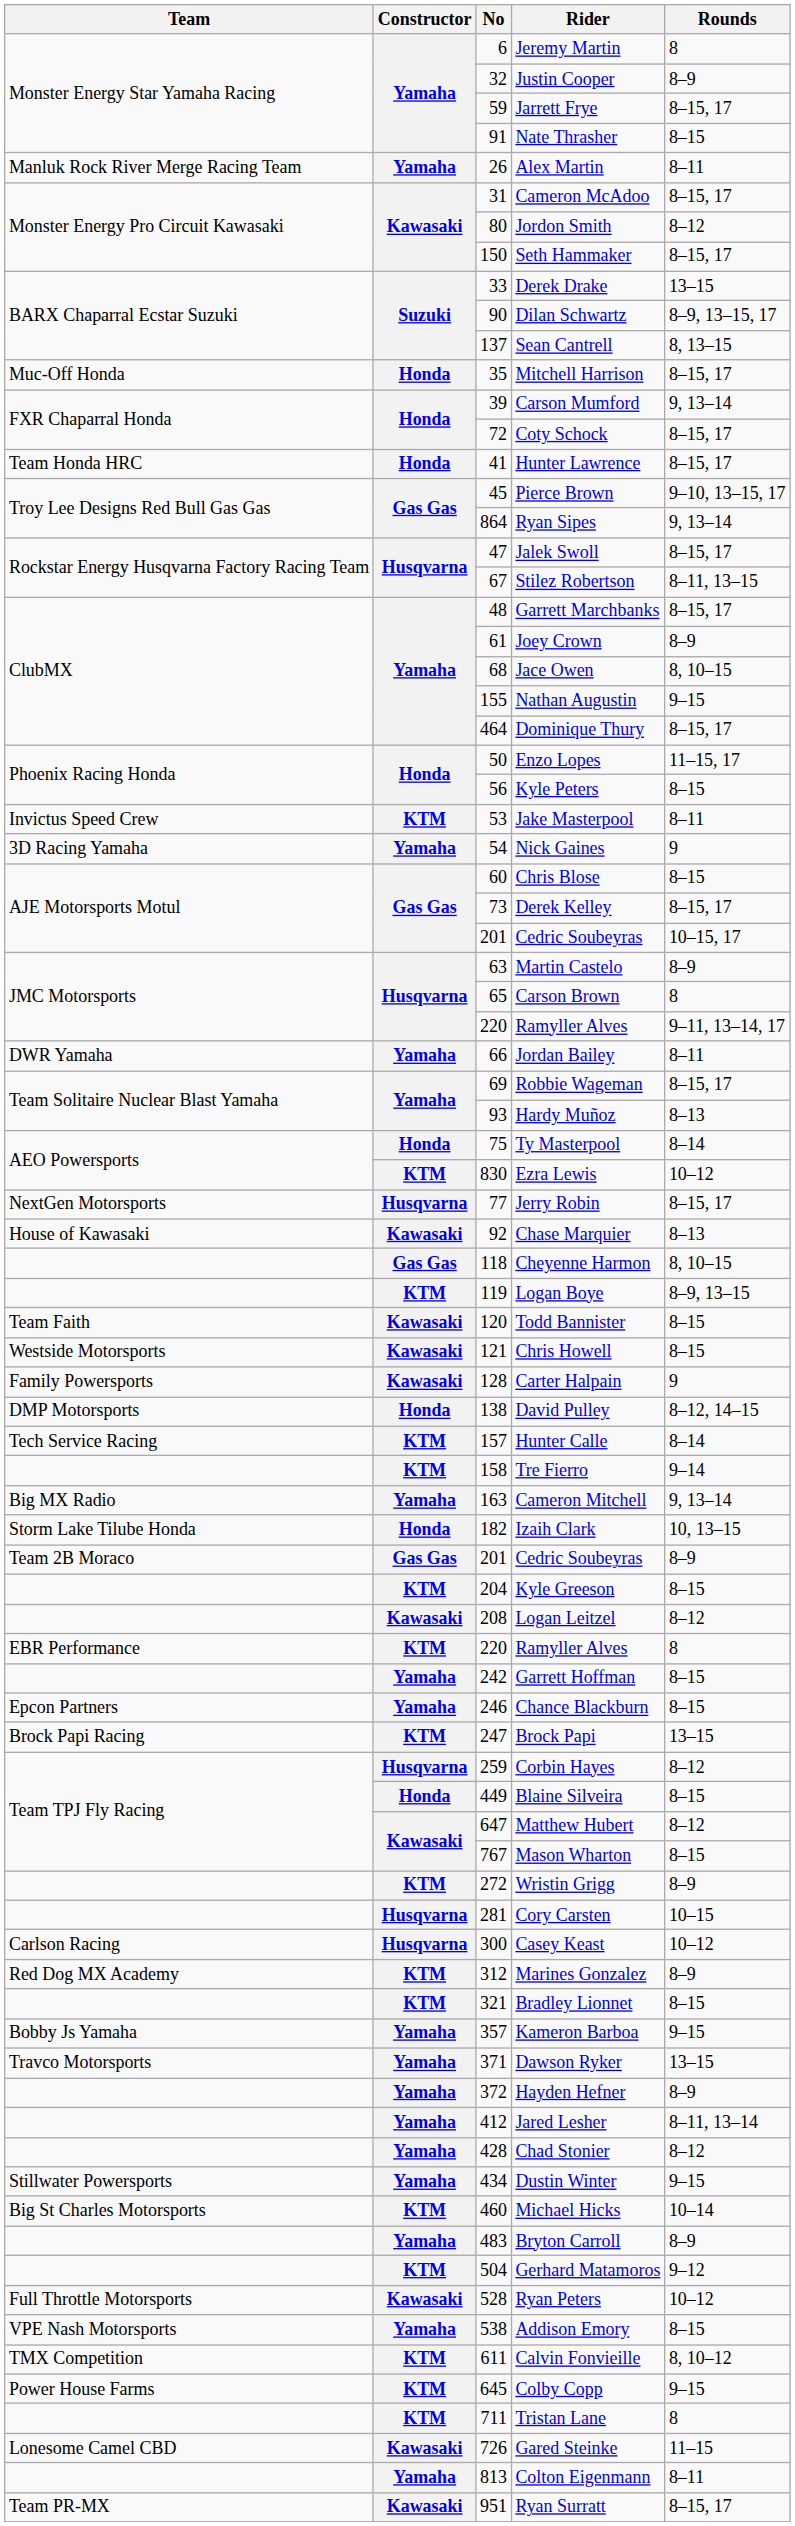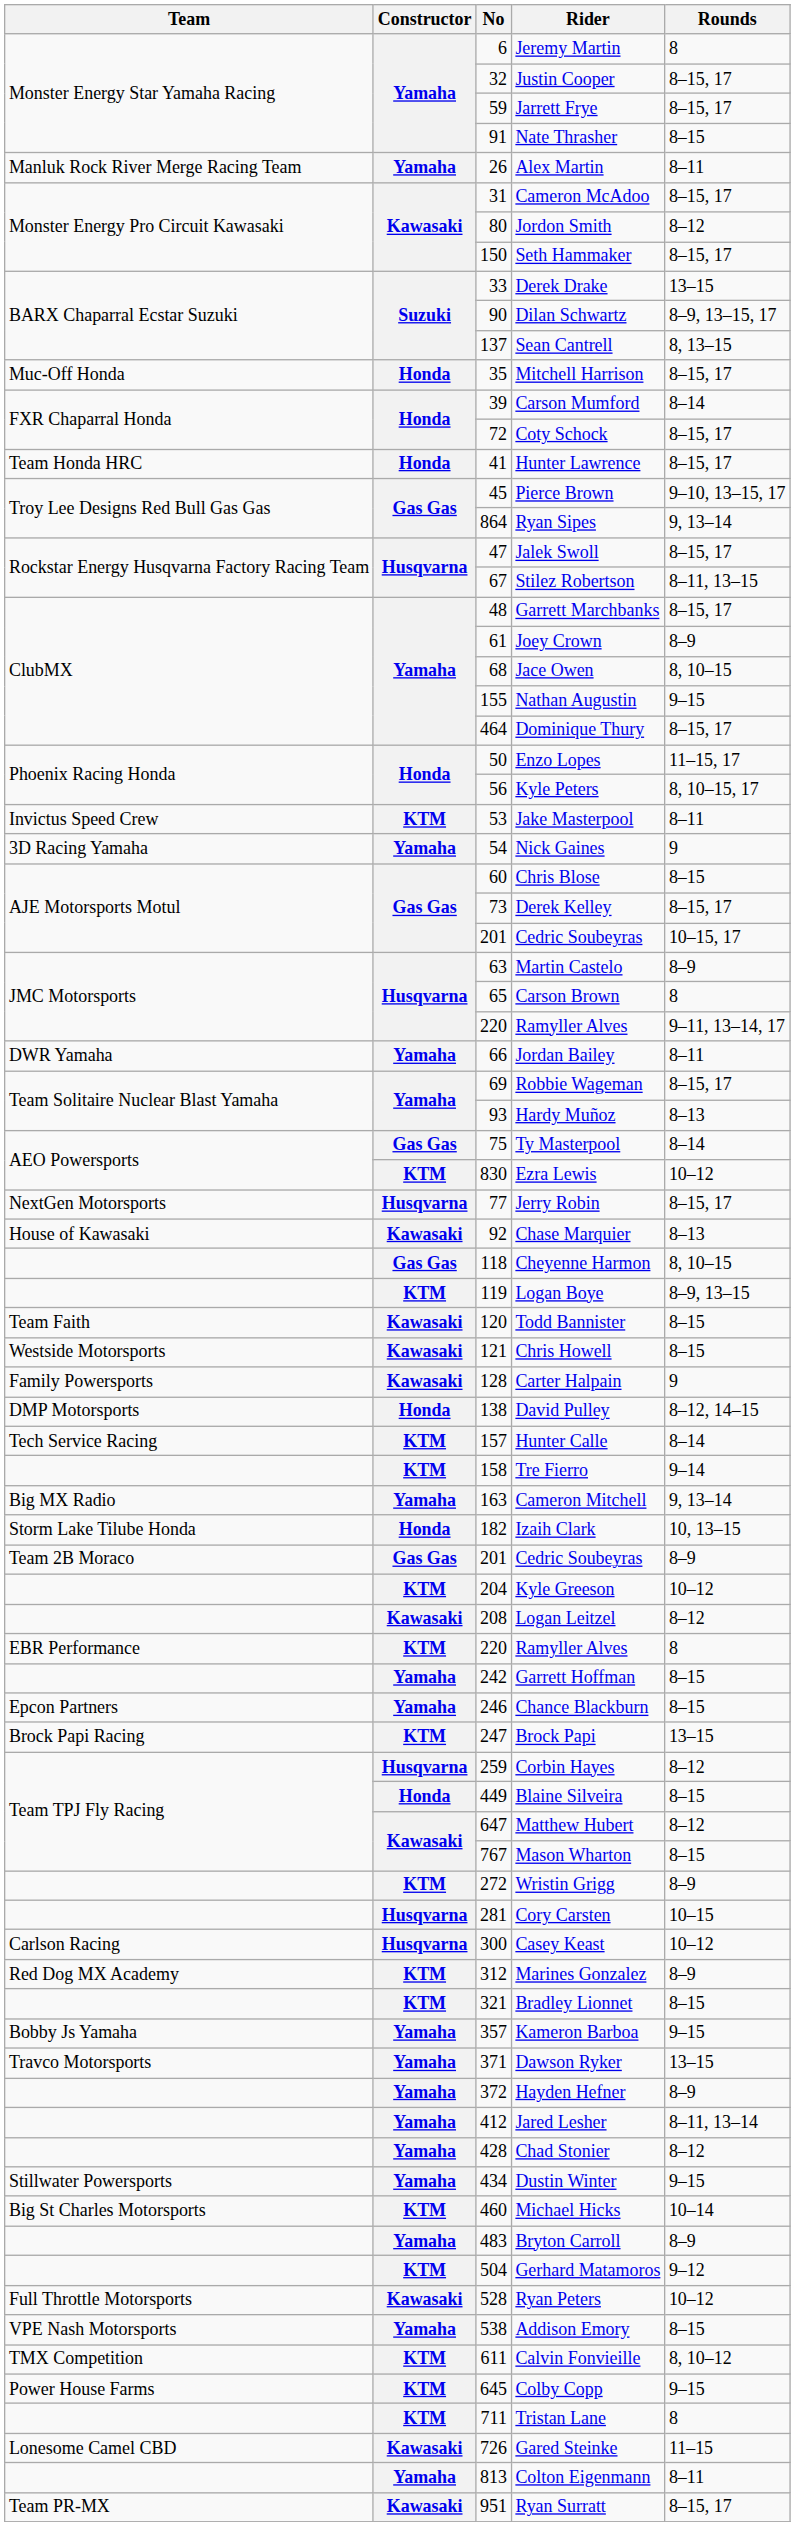(682, 78) 8–9 -> (700, 78) 8–15, 17
(700, 403) 9, 13–14 -> (687, 403) 8–14
(687, 788) 8–15 -> (714, 788) 8, 10–15, 17
(425, 1144) Honda -> (425, 1144) Gas Gas
(687, 1588) 8–15 -> (691, 1588) 10–12
